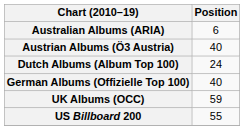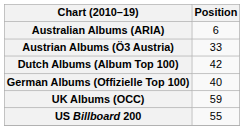(216, 47) 40 -> (216, 47) 33
(216, 64) 24 -> (216, 64) 42
